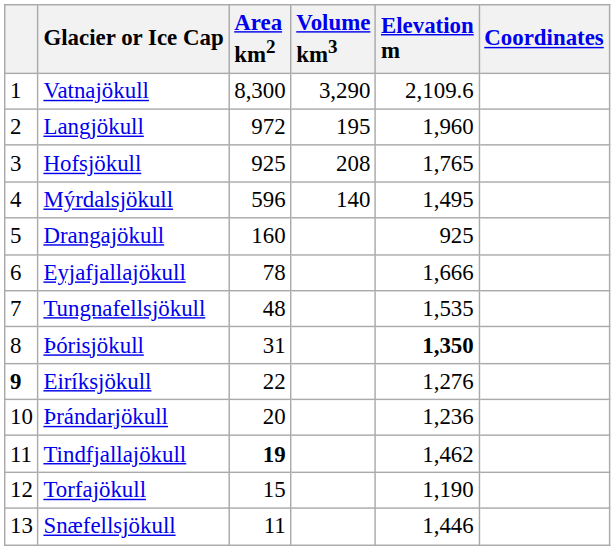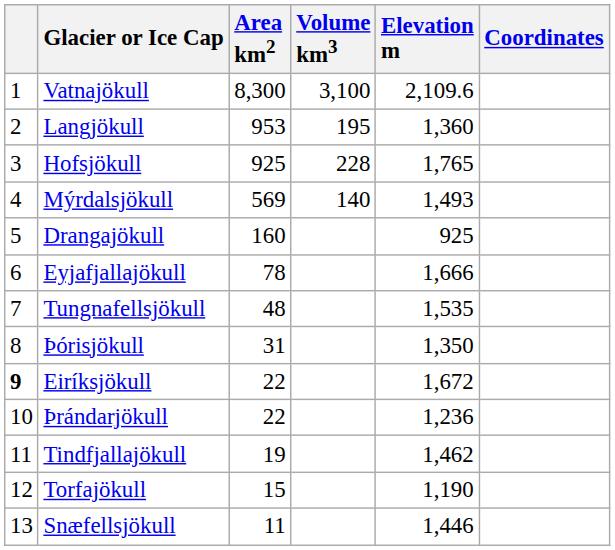(345, 90) 3,290 -> (345, 90) 3,100
(269, 127) 972 -> (269, 127) 953
(448, 127) 1,960 -> (448, 127) 1,360
(353, 163) 208 -> (353, 163) 228
(269, 199) 596 -> (269, 199) 569
(448, 199) 1,495 -> (448, 199) 1,493
(448, 344) bold -> (448, 344) normal
(448, 381) 1,276 -> (448, 381) 1,672
(274, 417) 20 -> (274, 417) 22
(274, 453) bold -> (274, 453) normal
